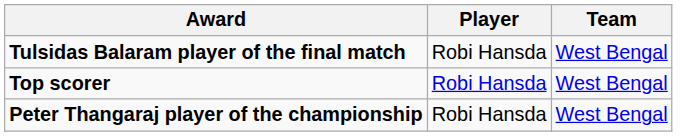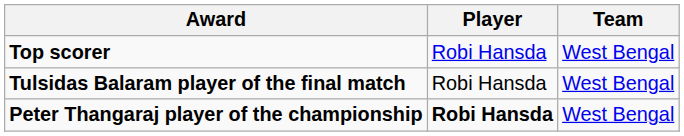rows swapped: (60, 83) <-> (207, 51)
(489, 114) normal -> (492, 114) bold
